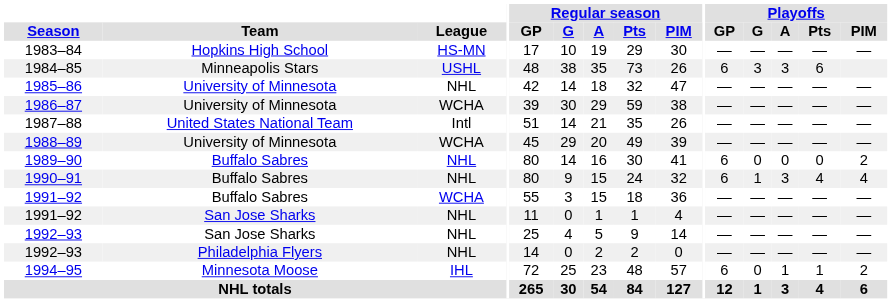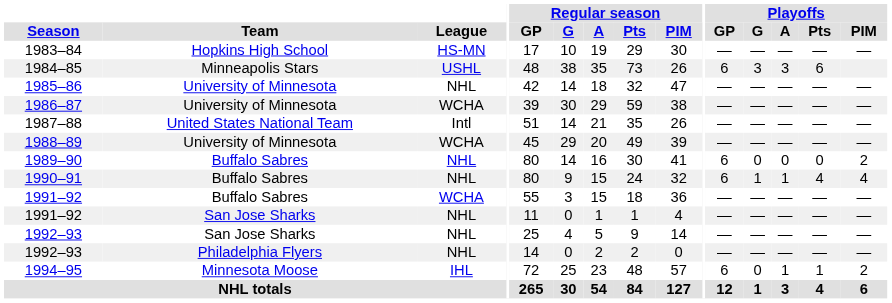(785, 178) 3 -> (785, 178) 1
